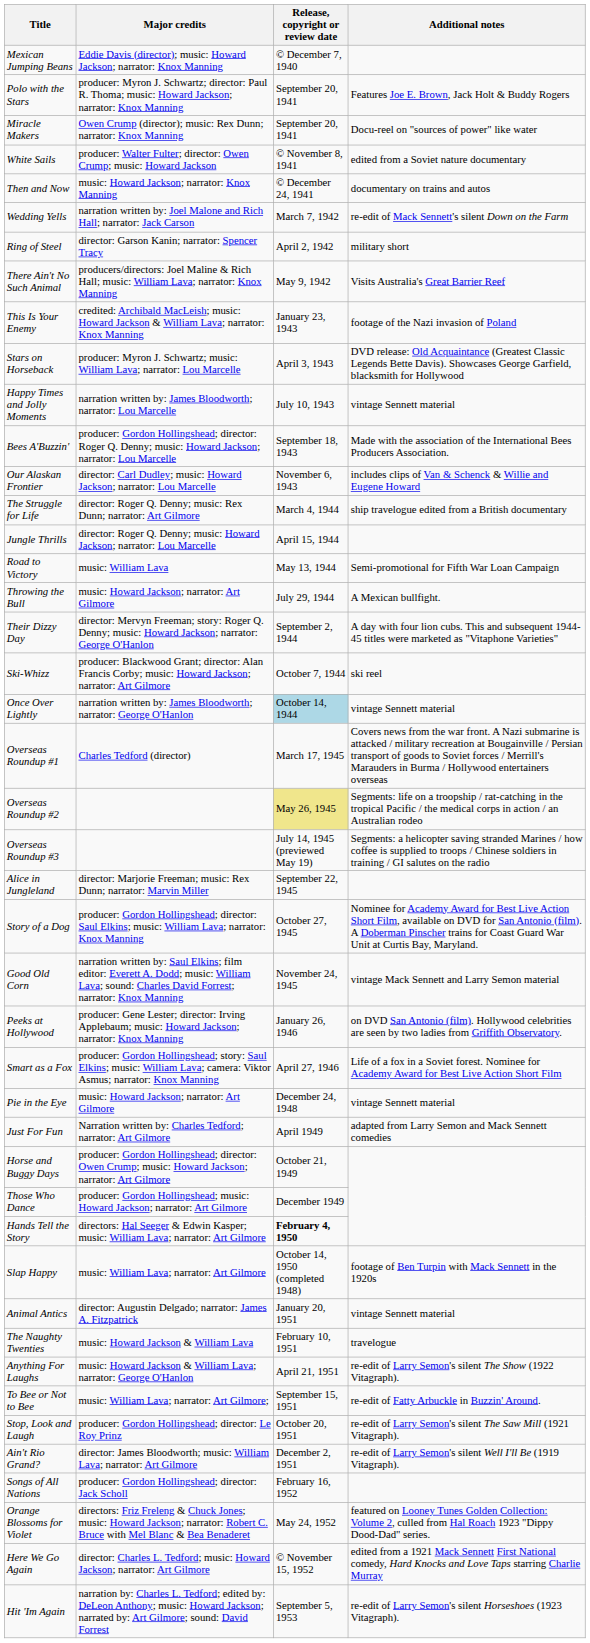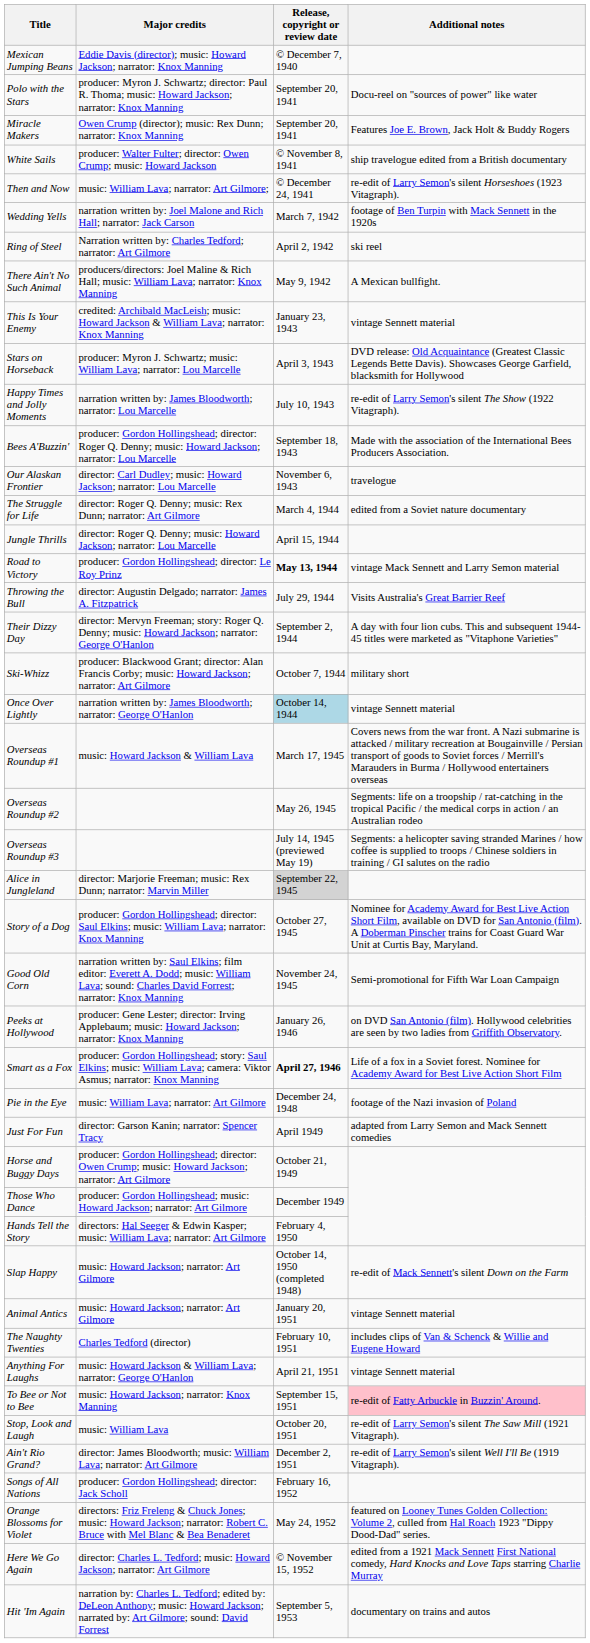(460, 95) Features Joe E. Brown, Jack Holt & Buddy Rogers -> (444, 95) Docu-reel on "sources of power" like water
(444, 130) Docu-reel on "sources of power" like water -> (460, 130) Features Joe E. Brown, Jack Holt & Buddy Rogers
(438, 159) edited from a Soviet nature documentary -> (459, 159) ship travelogue edited from a British documentary
(164, 188) music: Howard Jackson; narrator: Knox Manning -> (174, 188) music: William Lava; narrator: Art Gilmore;
(420, 188) documentary on trains and autos -> (456, 188) re-edit of Larry Semon's silent Horseshoes (1923 Vitagraph).
(460, 217) re-edit of Mack Sennett's silent Down on the Farm -> (454, 217) footage of Ben Turpin with Mack Sennett in the 1920s
(168, 246) director: Garson Kanin; narrator: Spencer Tracy -> (161, 246) Narration written by: Charles Tedford; narrator: Art Gilmore
(380, 246) military short -> (366, 246) ski reel
(428, 281) Visits Australia's Great Barrier Reef -> (396, 281) A Mexican bullfight.
(434, 322) footage of the Nazi invasion of Poland -> (403, 322) vintage Sennett material
(403, 405) vintage Sennett material -> (452, 405) re-edit of Larry Semon's silent The Show (1922 Vitagraph).
(450, 481) includes clips of Van & Schenck & Willie and Eugene Howard -> (373, 481) travelogue
(459, 510) ship travelogue edited from a British documentary -> (438, 510) edited from a Soviet nature documentary
(123, 568) music: William Lava -> (175, 568) producer: Gordon Hollingshead; director: Le Roy Prinz
(306, 568) normal -> (307, 568) bold
(455, 568) Semi-promotional for Fifth War Loan Campaign -> (455, 568) vintage Mack Sennett and Larry Semon material
(159, 597) music: Howard Jackson; narrator: Art Gilmore -> (173, 597) director: Augustin Delgado; narrator: James A. Fitzpatrick
(396, 597) A Mexican bullfight. -> (428, 597) Visits Australia's Great Barrier Reef
(366, 673) ski reel -> (380, 673) military short
(135, 755) Charles Tedford (director) -> (166, 755) music: Howard Jackson & William Lava
(306, 809) khaki background -> (306, 809) no background
(307, 885) no background -> (307, 885) lightgrey background
(455, 979) vintage Mack Sennett and Larry Semon material -> (455, 979) Semi-promotional for Fifth War Loan Campaign
(307, 1067) normal -> (308, 1067) bold
(159, 1103) music: Howard Jackson; narrator: Art Gilmore -> (172, 1103) music: William Lava; narrator: Art Gilmore
(403, 1103) vintage Sennett material -> (434, 1103) footage of the Nazi invasion of Poland
(161, 1132) Narration written by: Charles Tedford; narrator: Art Gilmore -> (168, 1132) director: Garson Kanin; narrator: Spencer Tracy
(303, 1231) bold -> (301, 1231) normal
(172, 1272) music: William Lava; narrator: Art Gilmore -> (159, 1272) music: Howard Jackson; narrator: Art Gilmore
(454, 1272) footage of Ben Turpin with Mack Sennett in the 1920s -> (460, 1272) re-edit of Mack Sennett's silent Down on the Farm
(173, 1313) director: Augustin Delgado; narrator: James A. Fitzpatrick -> (159, 1313) music: Howard Jackson; narrator: Art Gilmore
(166, 1342) music: Howard Jackson & William Lava -> (135, 1342) Charles Tedford (director)
(373, 1342) travelogue -> (450, 1342) includes clips of Van & Schenck & Willie and Eugene Howard
(452, 1371) re-edit of Larry Semon's silent The Show (1922 Vitagraph). -> (403, 1371) vintage Sennett material
(174, 1400) music: William Lava; narrator: Art Gilmore; -> (164, 1400) music: Howard Jackson; narrator: Knox Manning
(446, 1400) no background -> (446, 1400) pink background
(175, 1429) producer: Gordon Hollingshead; director: Le Roy Prinz -> (123, 1429) music: William Lava
(456, 1611) re-edit of Larry Semon's silent Horseshoes (1923 Vitagraph). -> (420, 1611) documentary on trains and autos
